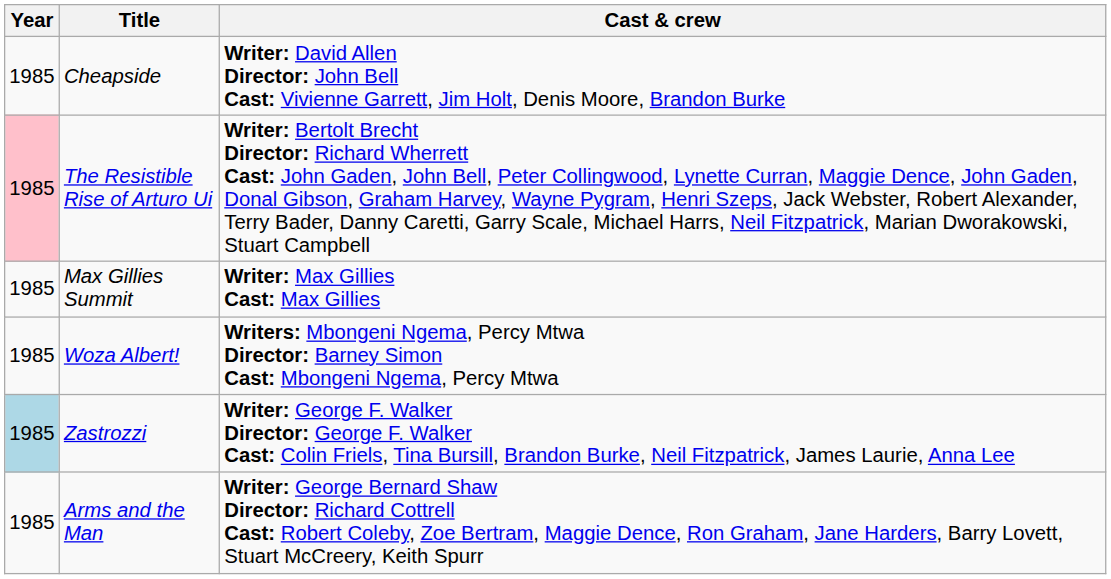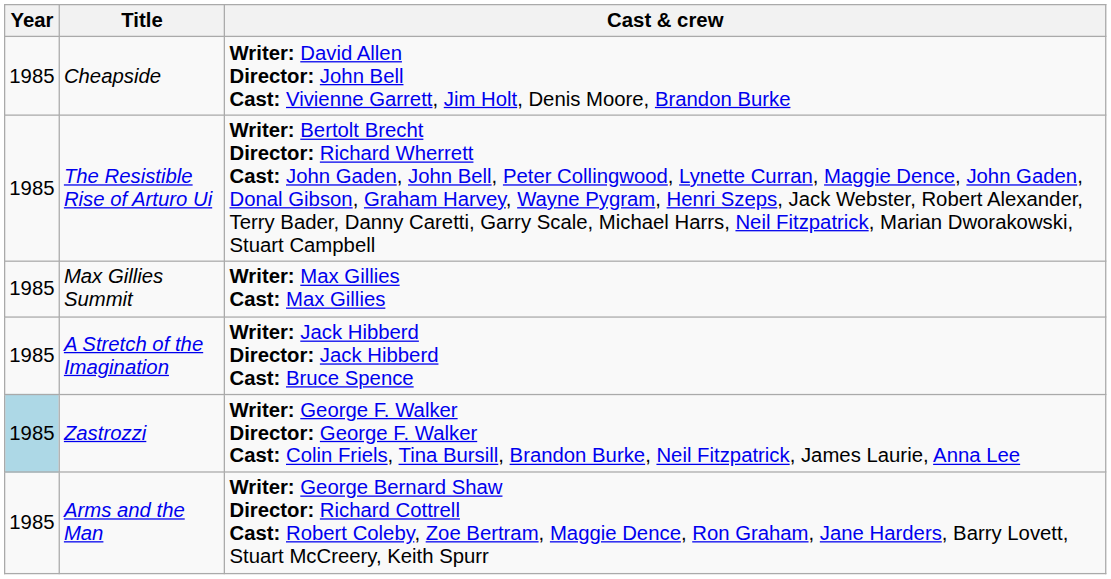(32, 187) pink background -> (32, 187) no background
+ row: (134, 355)
- row: (122, 355)
